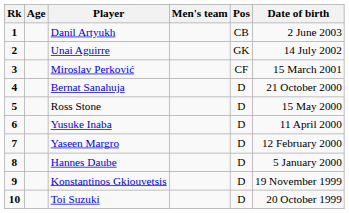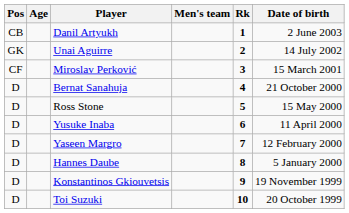columns swapped: (14, 13) <-> (241, 13)
